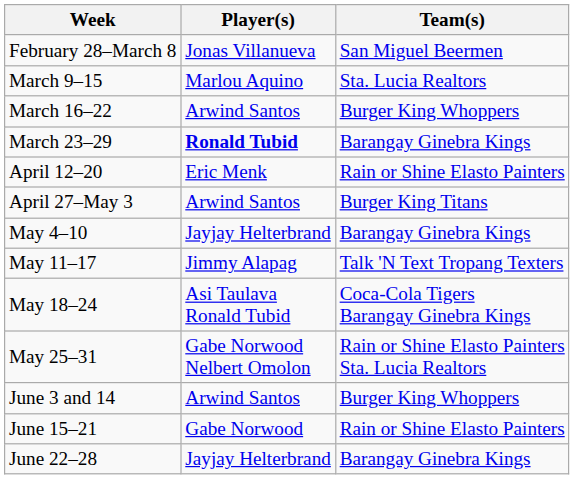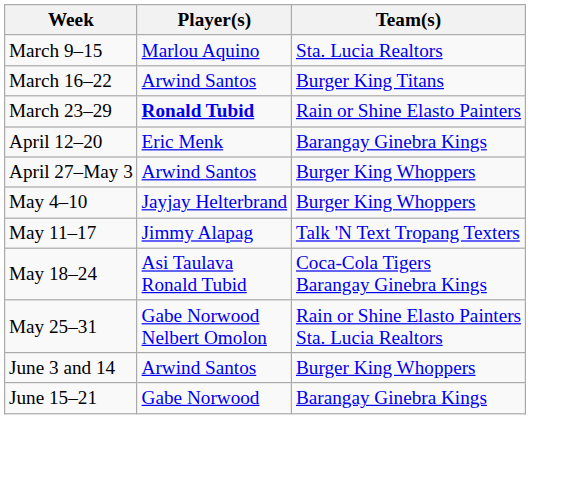- row: (93, 50)
(429, 111) Burger King Whoppers -> (370, 80) Burger King Titans
(435, 141) Barangay Ginebra Kings -> (409, 111) Rain or Shine Elasto Painters
(452, 171) Rain or Shine Elasto Painters -> (391, 141) Barangay Ginebra Kings
(414, 202) Burger King Titans -> (386, 171) Burger King Whoppers
(435, 232) Barangay Ginebra Kings -> (386, 202) Burger King Whoppers
(452, 428) Rain or Shine Elasto Painters -> (391, 397) Barangay Ginebra Kings
- row: (53, 458)
